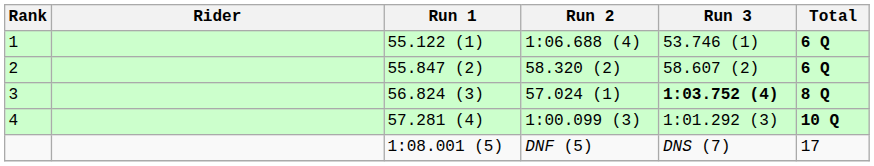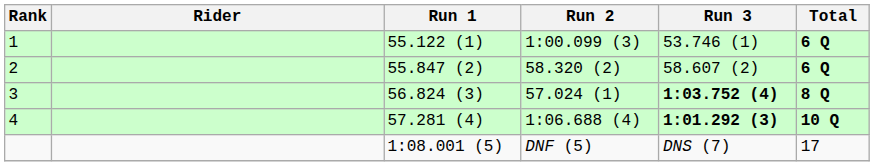(583, 44) 1:06.688 (4) -> (583, 44) 1:00.099 (3)
(583, 122) 1:00.099 (3) -> (583, 122) 1:06.688 (4)
(721, 122) normal -> (721, 122) bold
